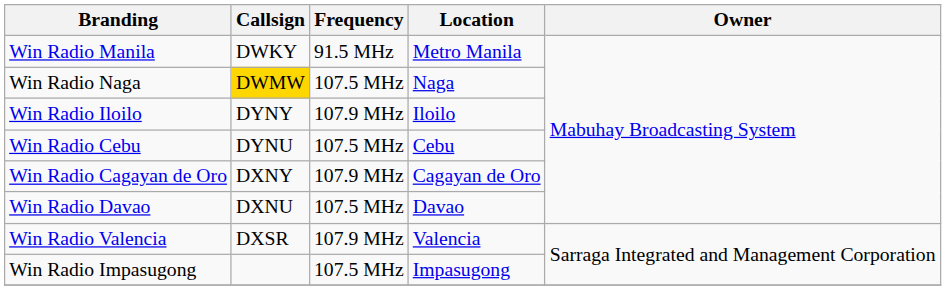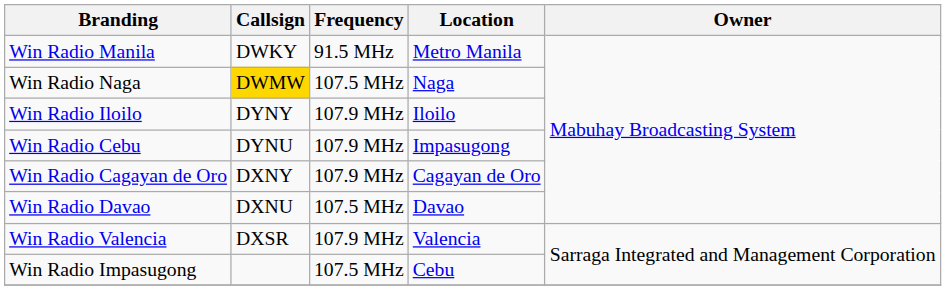(359, 144) 107.5 MHz -> (359, 144) 107.9 MHz
(434, 144) Cebu -> (461, 144) Impasugong
(461, 269) Impasugong -> (434, 269) Cebu
